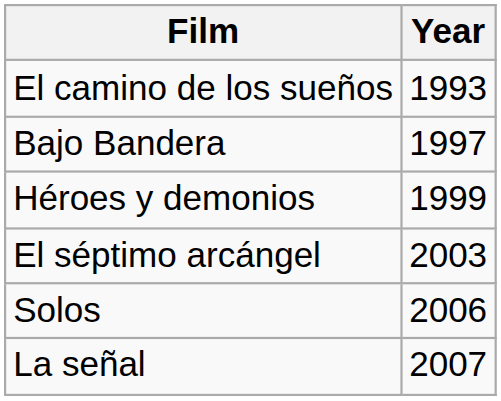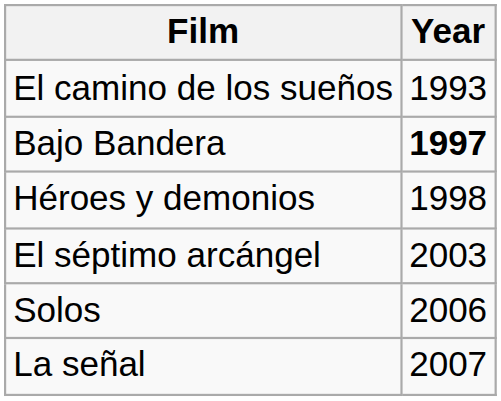(448, 143) normal -> (448, 143) bold
(448, 198) 1999 -> (448, 198) 1998
